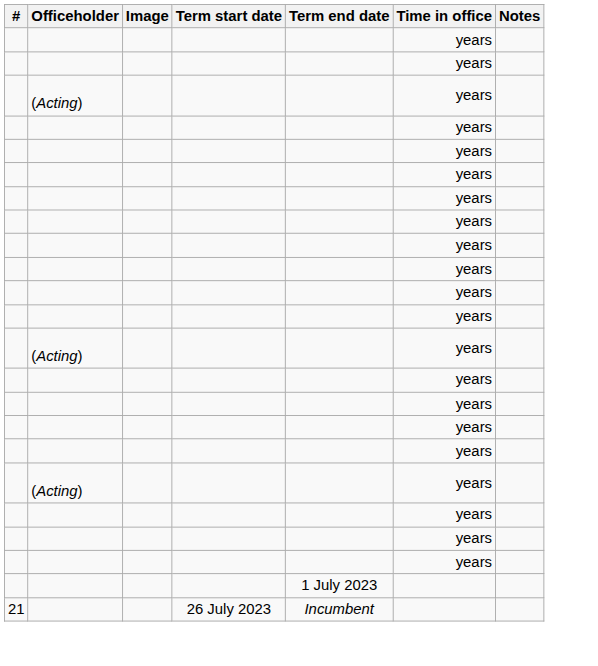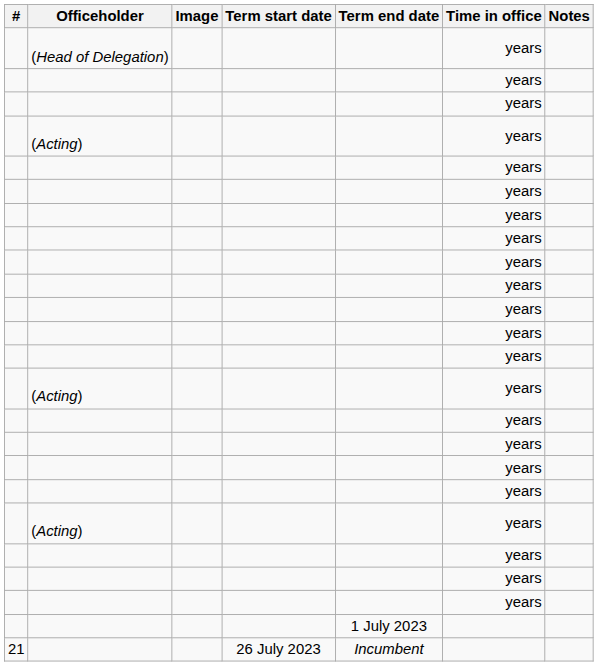+ row: (16, 48)
